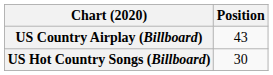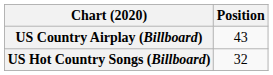(241, 59) 30 -> (241, 59) 32
